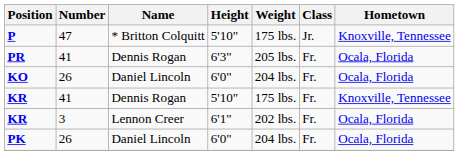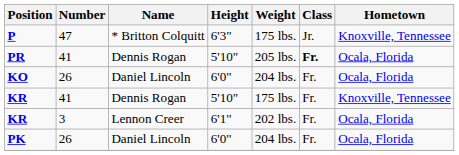(224, 35) 5'10" -> (221, 35) 6'3"
(221, 56) 6'3" -> (224, 56) 5'10"
(309, 56) normal -> (310, 56) bold
